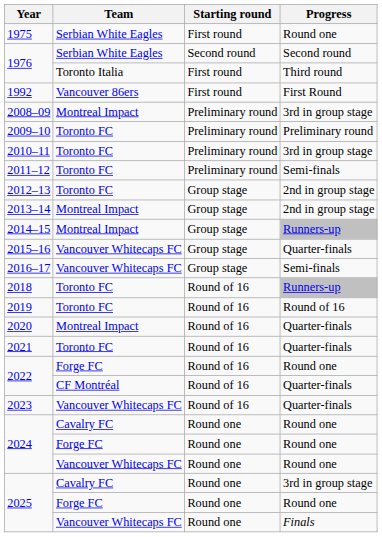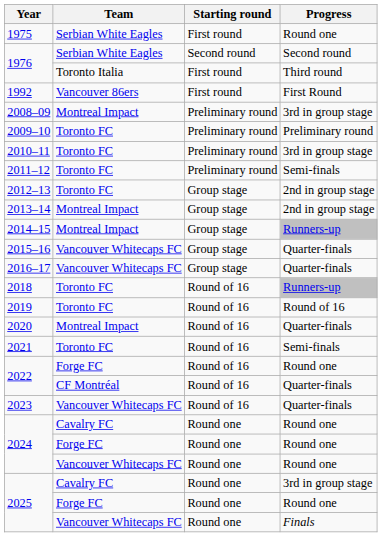(311, 268) Semi-finals -> (317, 268) Quarter-finals
(317, 346) Quarter-finals -> (311, 346) Semi-finals
